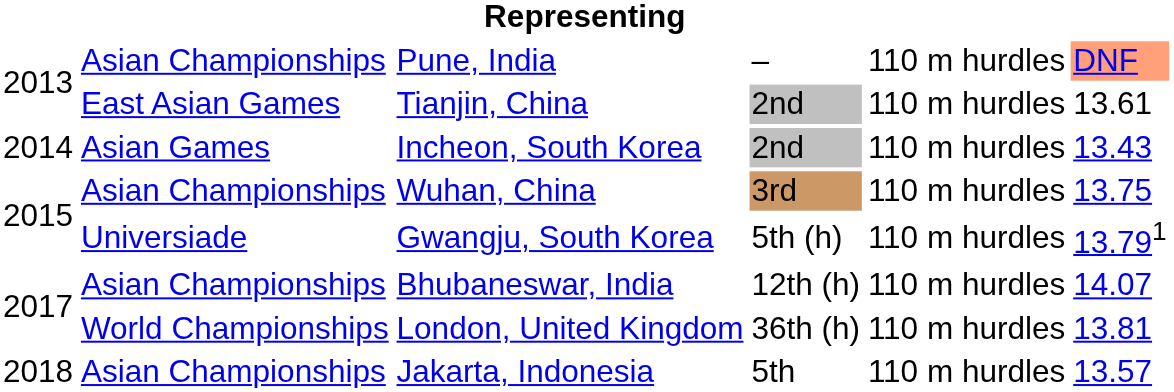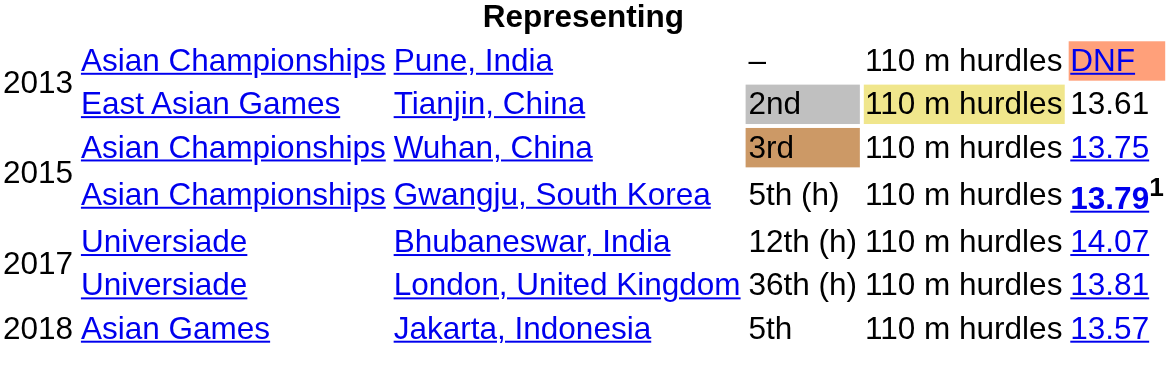(967, 103) no background -> (964, 103) khaki background
- row: (549, 147)
(164, 238) Universiade -> (233, 194) Asian Championships
(1120, 238) normal -> (1117, 194) bold
(233, 285) Asian Championships -> (164, 242) Universiade
(235, 329) World Championships -> (164, 285) Universiade
(233, 372) Asian Championships -> (176, 329) Asian Games
